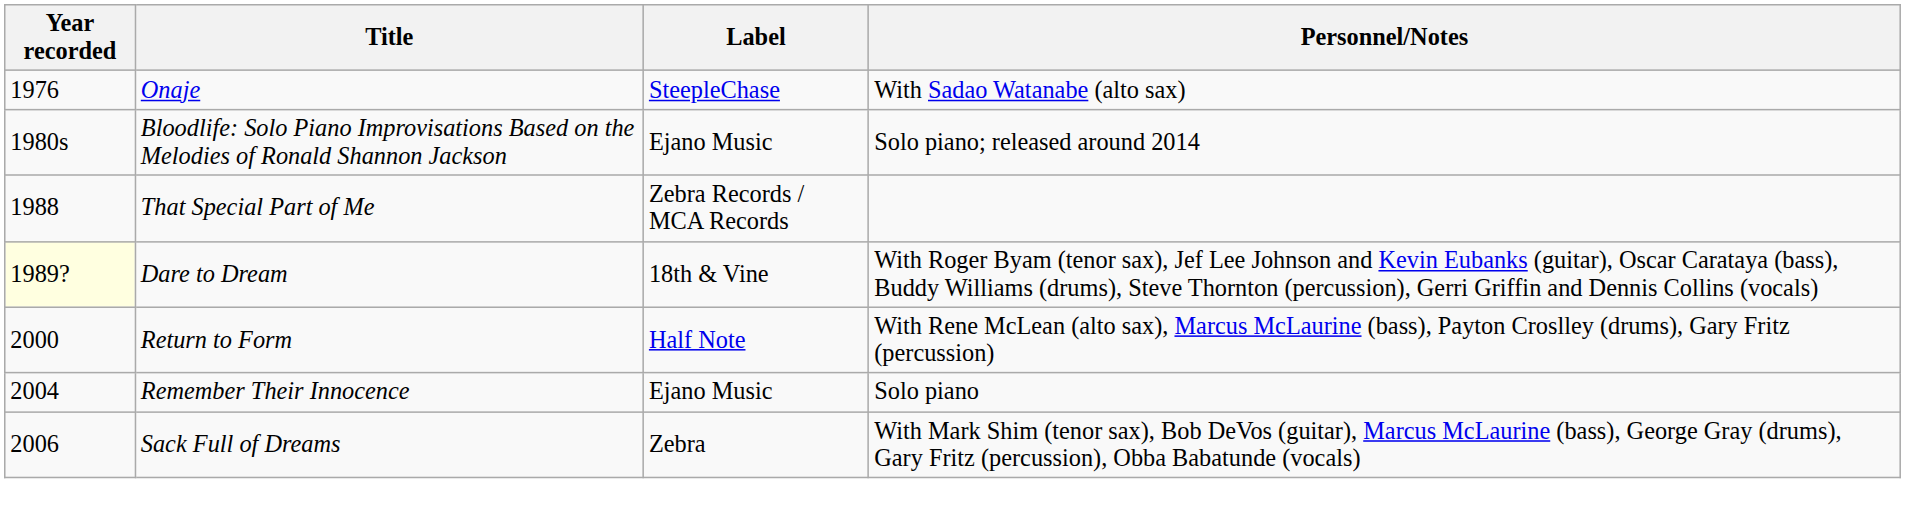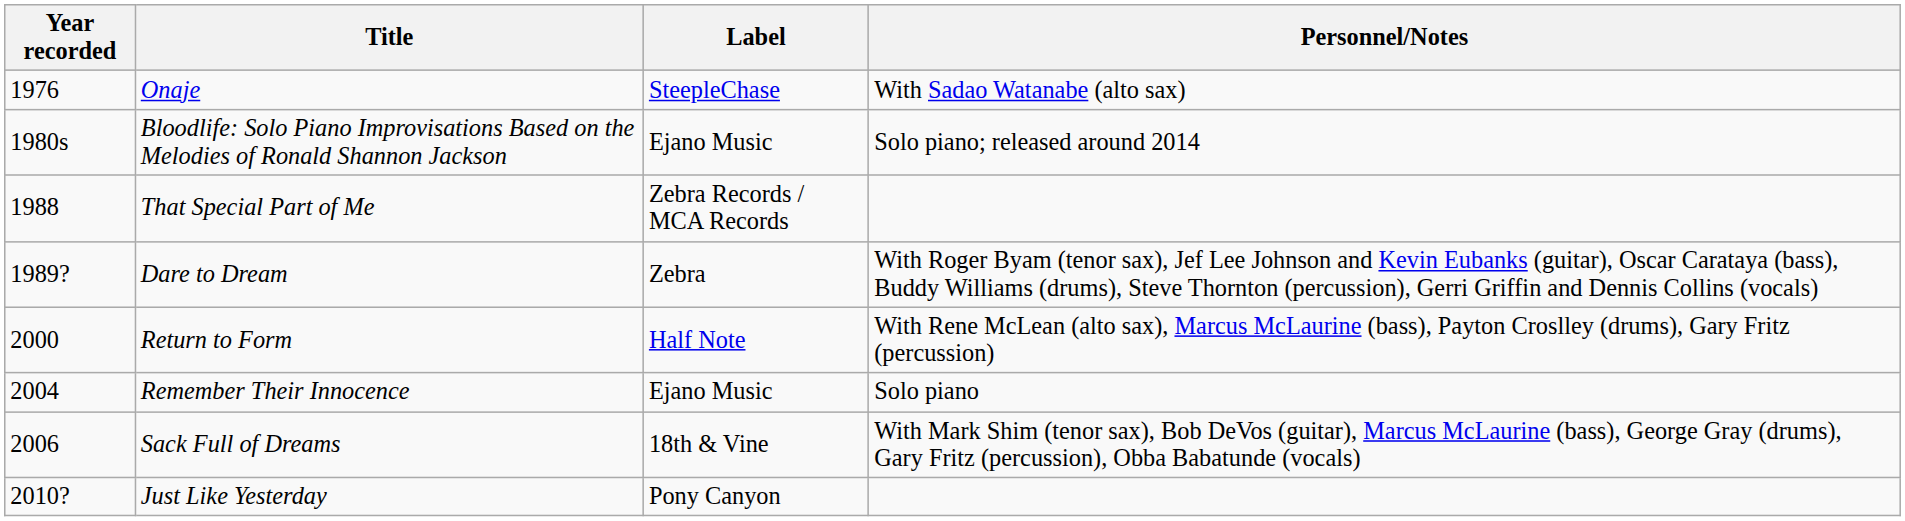(40, 273) lightyellow background -> (40, 273) no background
(709, 273) 18th & Vine -> (677, 273) Zebra
(677, 444) Zebra -> (709, 444) 18th & Vine
+ row: (234, 496)
